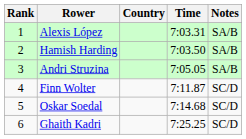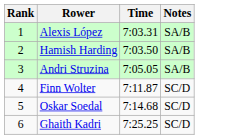- column: (144, 13)
